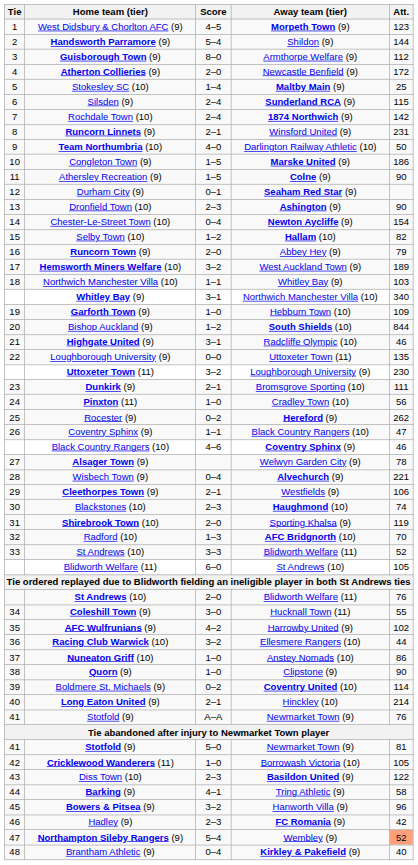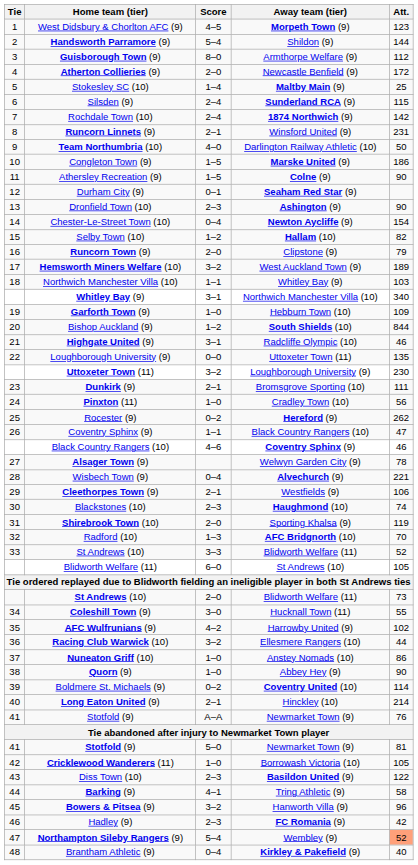(310, 252) Abbey Hey (9) -> (310, 252) Clipstone (9)
(401, 597) 76 -> (401, 597) 73
(310, 672) Clipstone (9) -> (310, 672) Abbey Hey (9)
